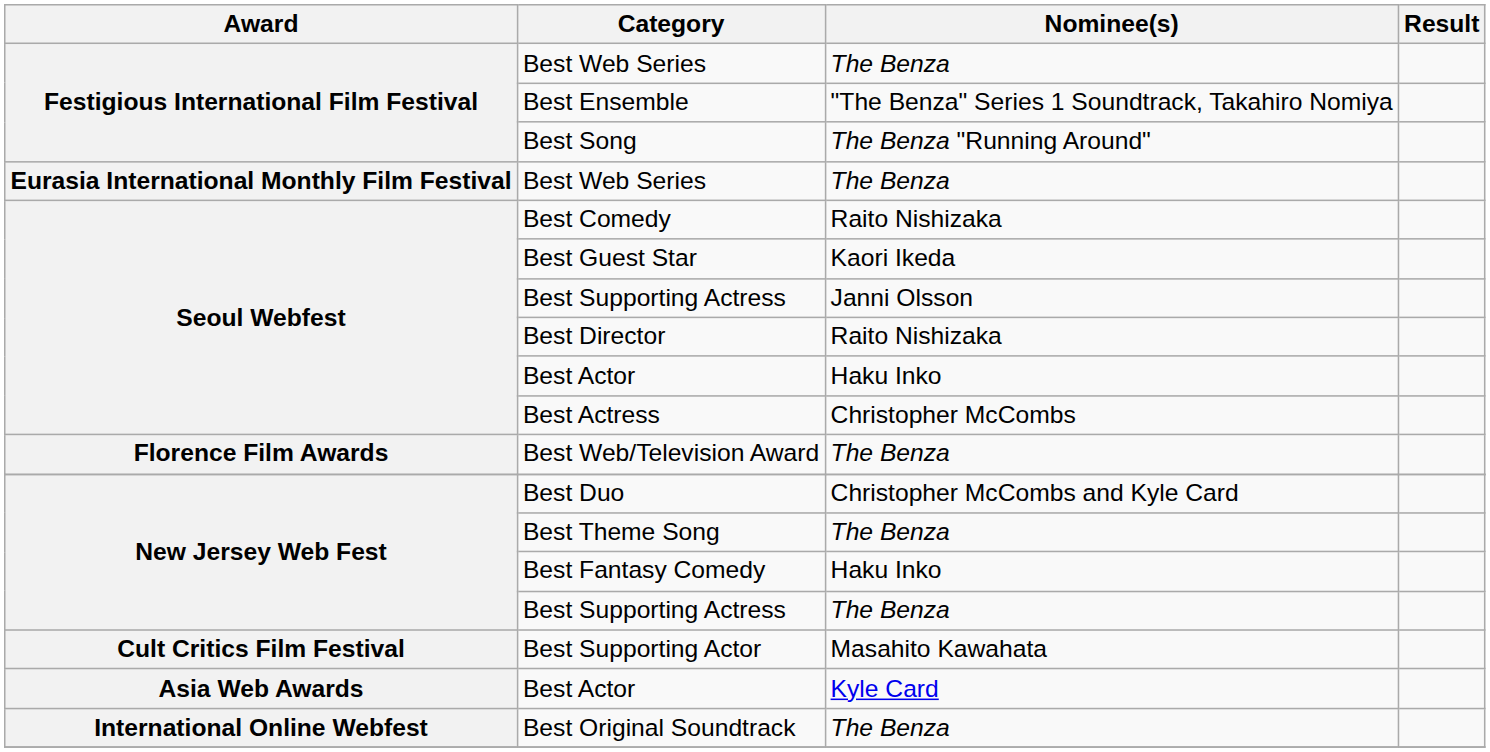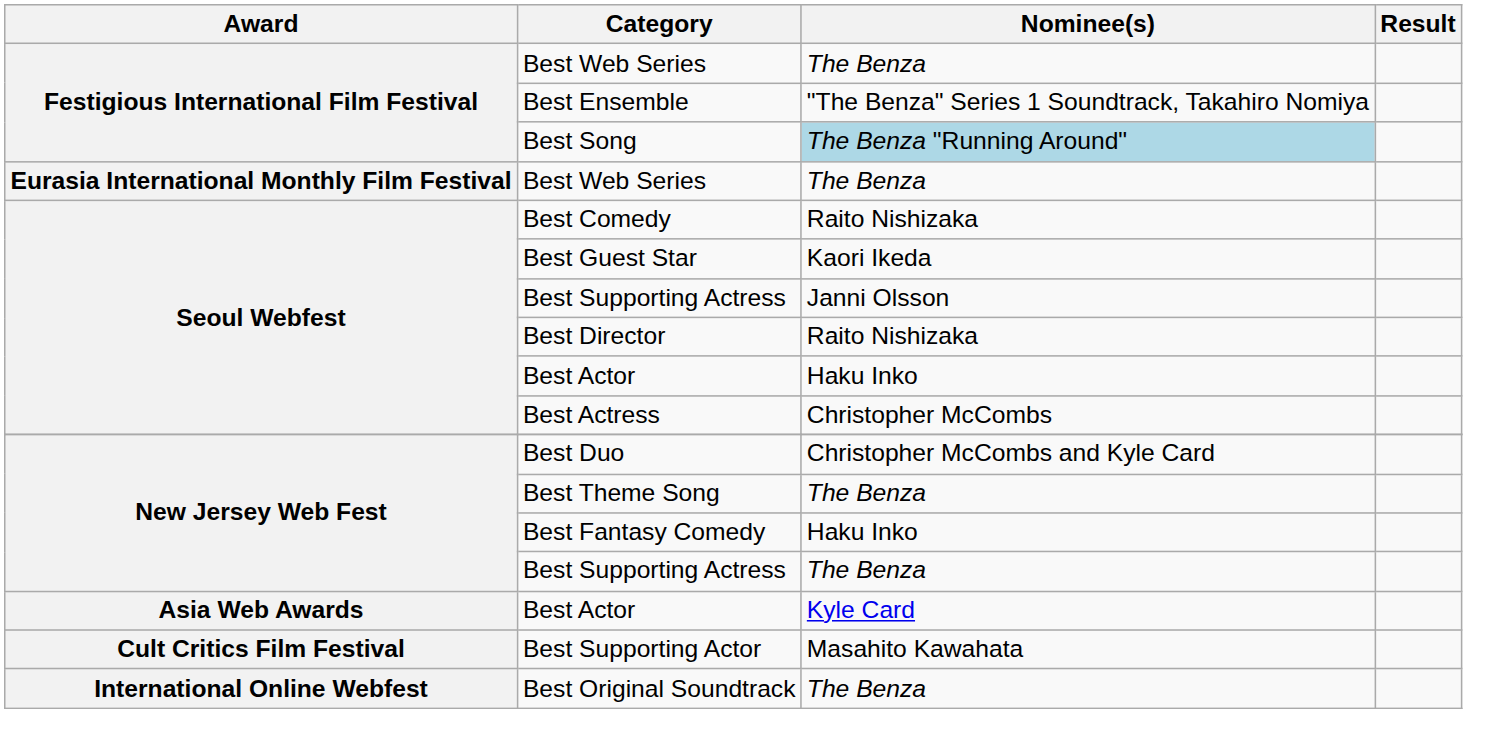(991, 141) no background -> (967, 141) lightblue background
- row: (261, 453)
rows swapped: (261, 649) <-> (261, 688)
